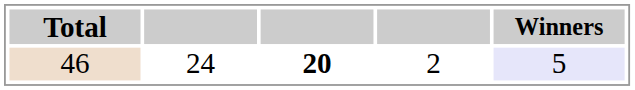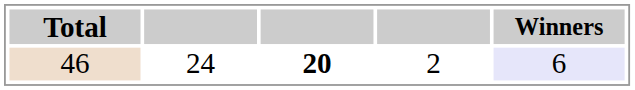(559, 63) 5 -> (559, 63) 6
